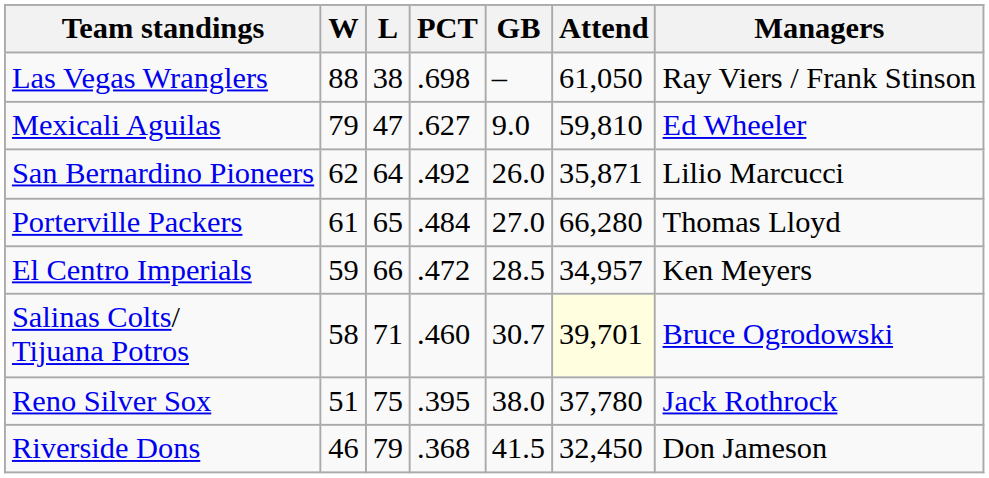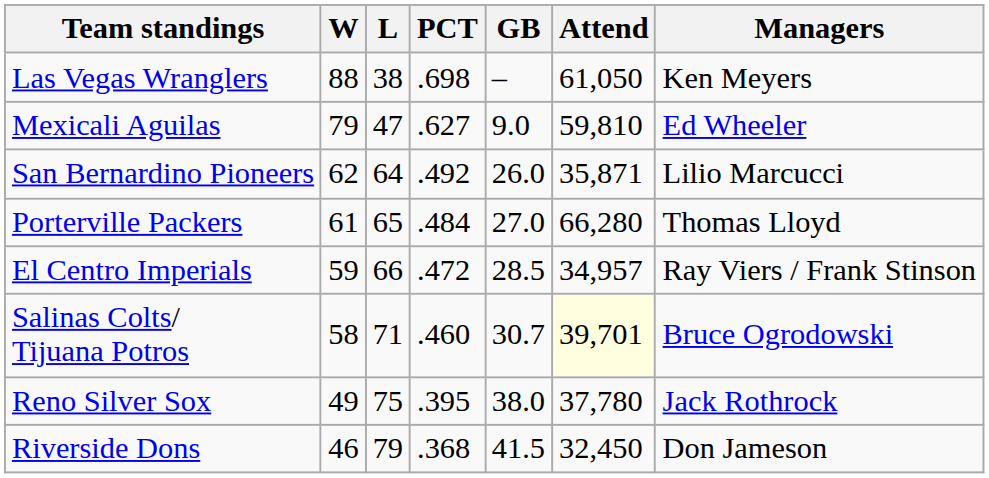(819, 76) Ray Viers / Frank Stinson -> (737, 76) Ken Meyers
(737, 269) Ken Meyers -> (819, 269) Ray Viers / Frank Stinson
(343, 400) 51 -> (343, 400) 49
